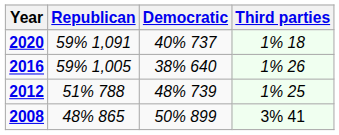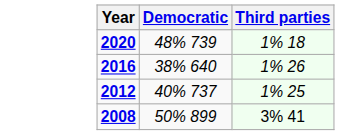- column: (93, 18)
(185, 42) 40% 737 -> (185, 42) 48% 739
(185, 92) 48% 739 -> (185, 92) 40% 737
